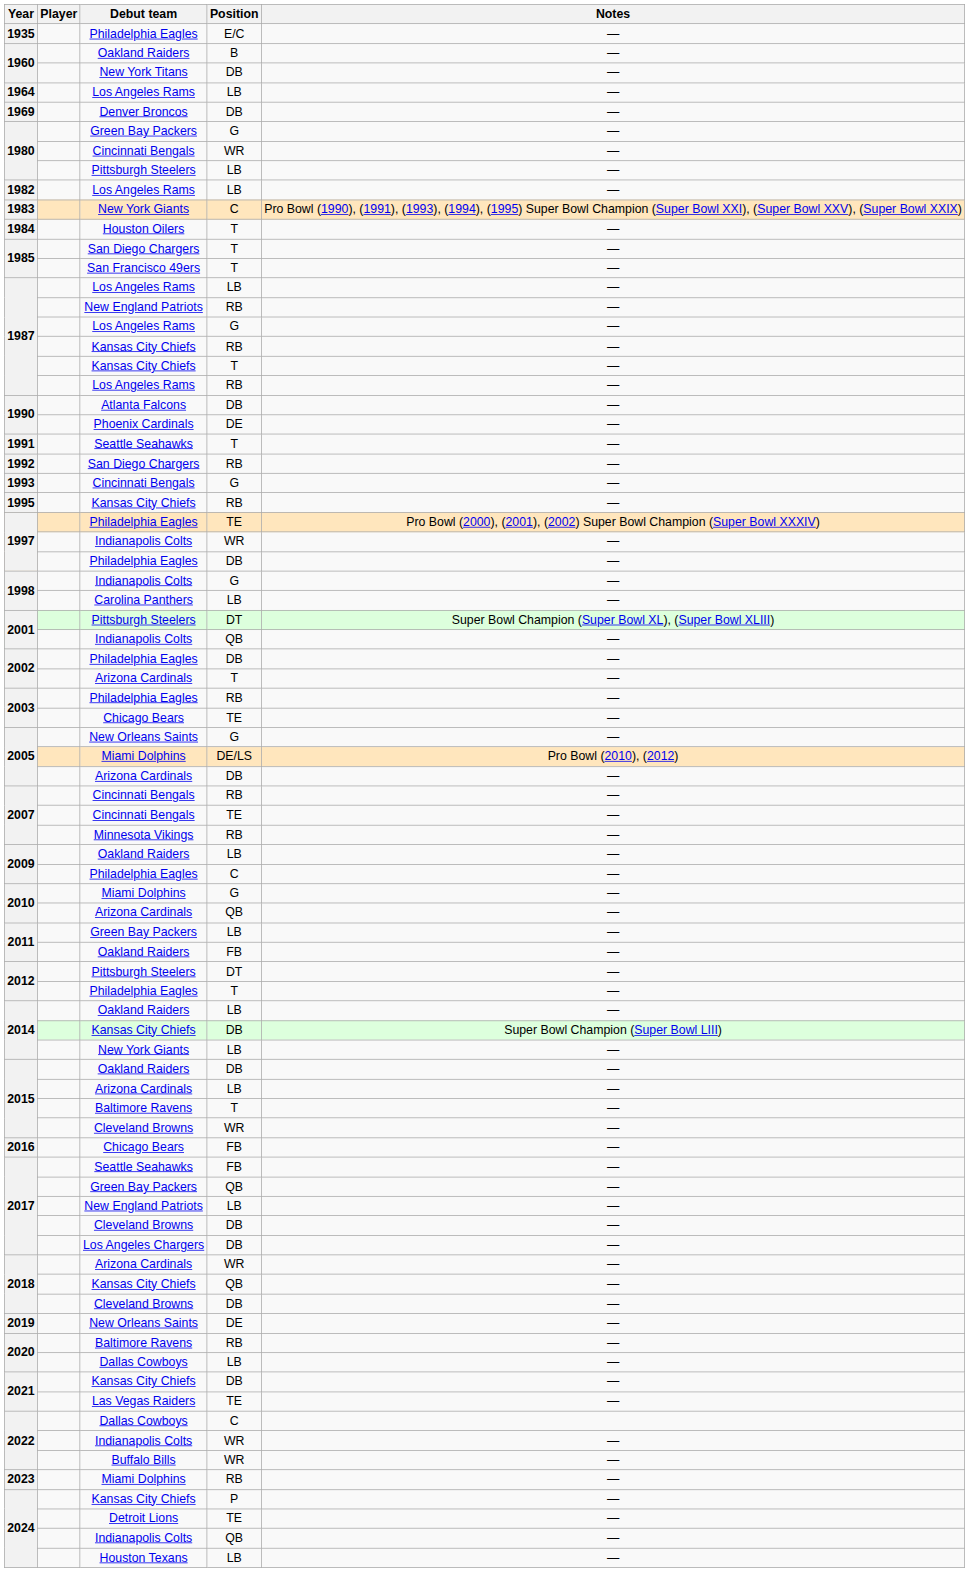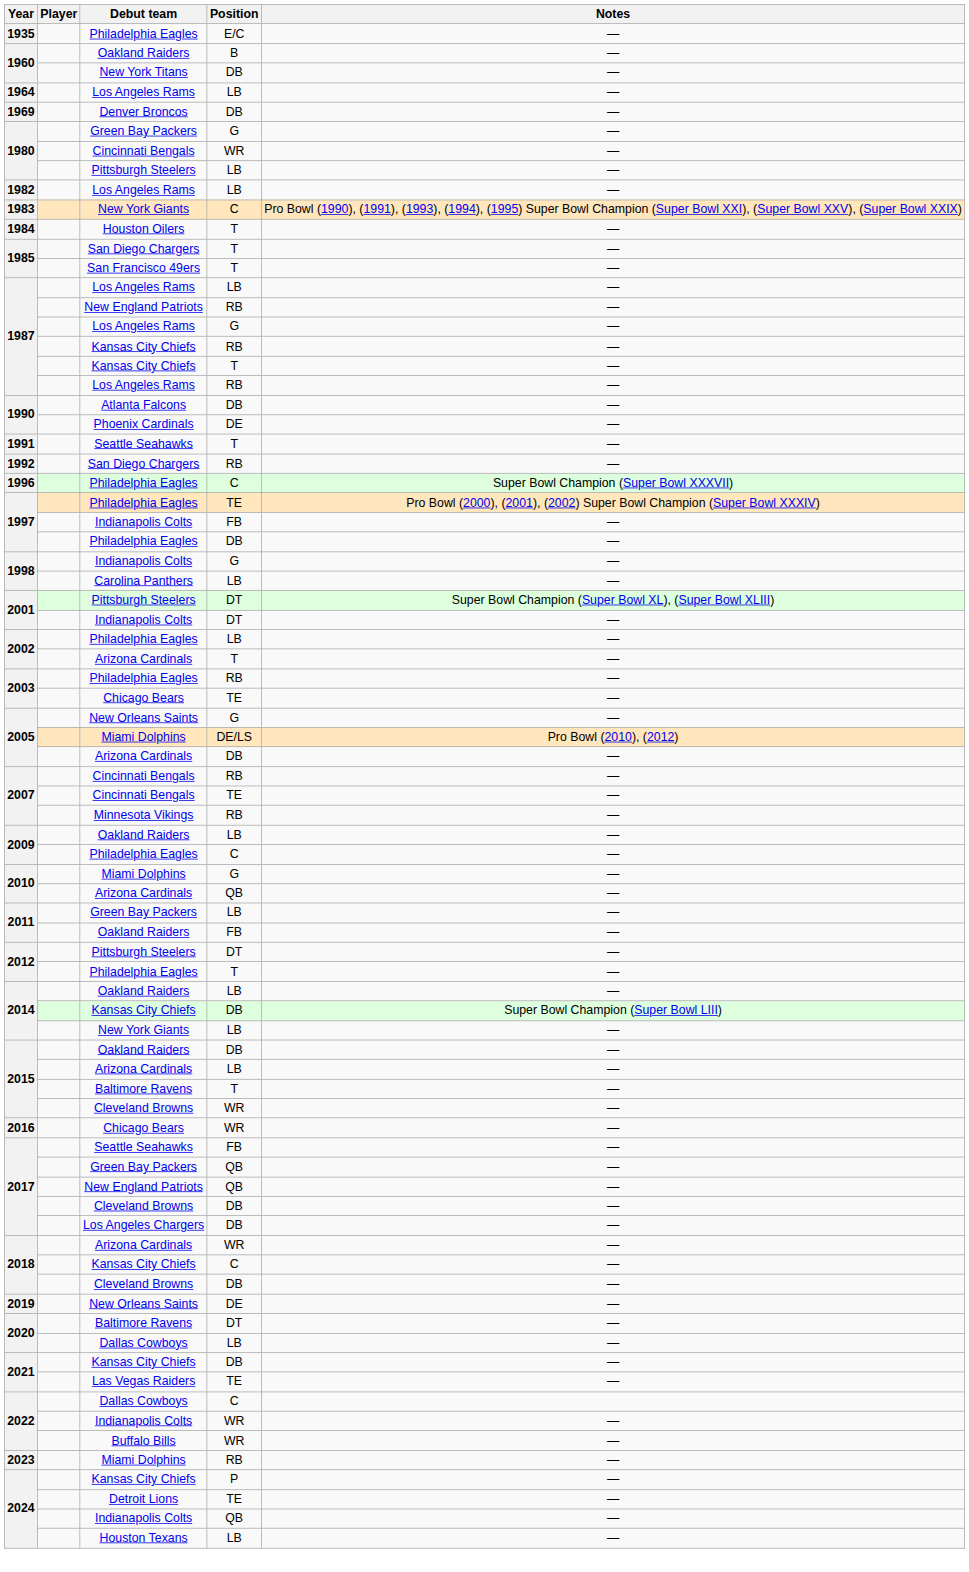- row: (21, 483)
- row: (21, 502)
+ row: (21, 483)
(234, 541) WR -> (234, 522) FB
(234, 639) QB -> (234, 619) DT
(234, 659) DB -> (234, 639) LB
(234, 1147) FB -> (234, 1127) WR
(234, 1206) LB -> (234, 1186) QB
(234, 1284) QB -> (234, 1264) C
(234, 1342) RB -> (234, 1323) DT
